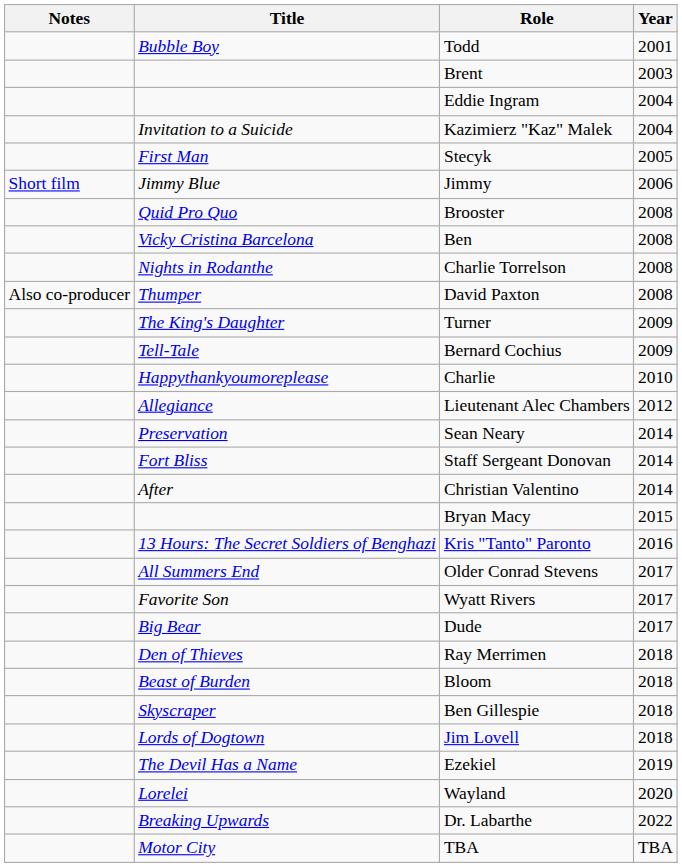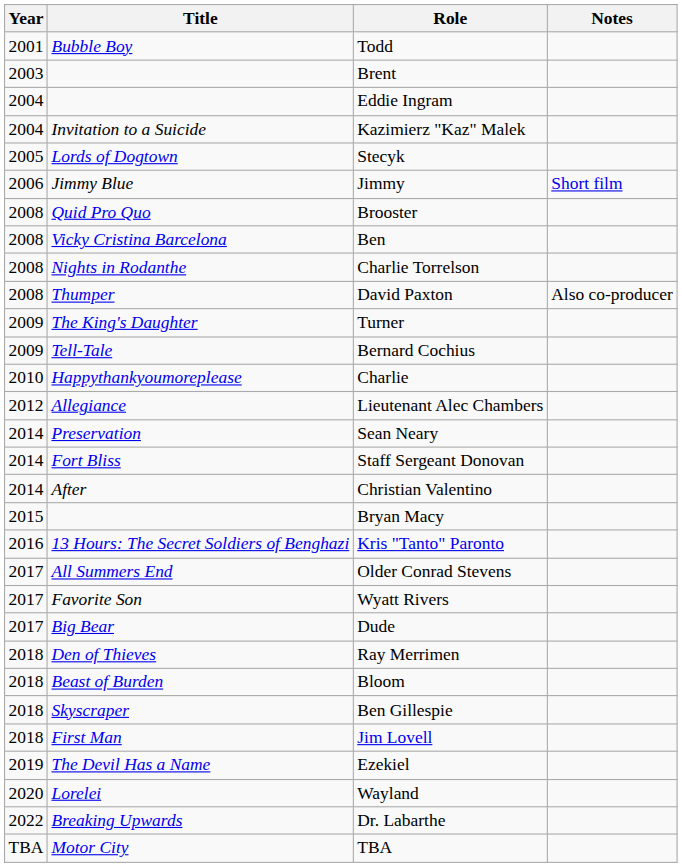columns swapped: (655, 18) <-> (69, 18)
(173, 156) First Man -> (115, 156) Lords of Dogtown
(201, 737) Lords of Dogtown -> (87, 737) First Man
